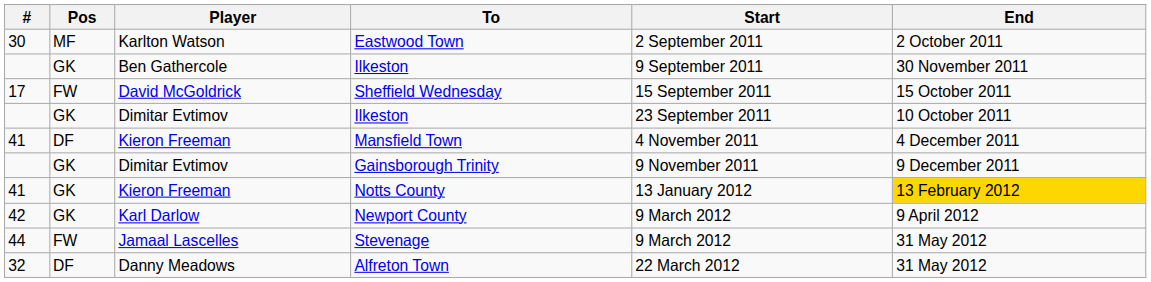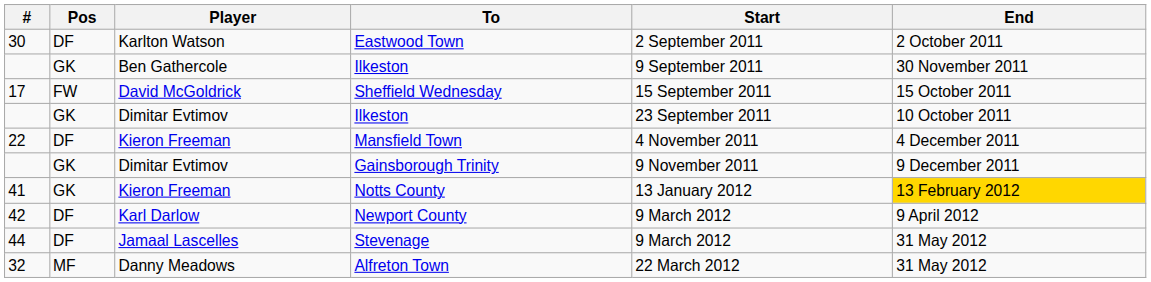(64, 42) MF -> (63, 42) DF
(17, 141) 41 -> (17, 141) 22
(64, 215) GK -> (63, 215) DF
(65, 240) FW -> (63, 240) DF
(63, 265) DF -> (64, 265) MF
